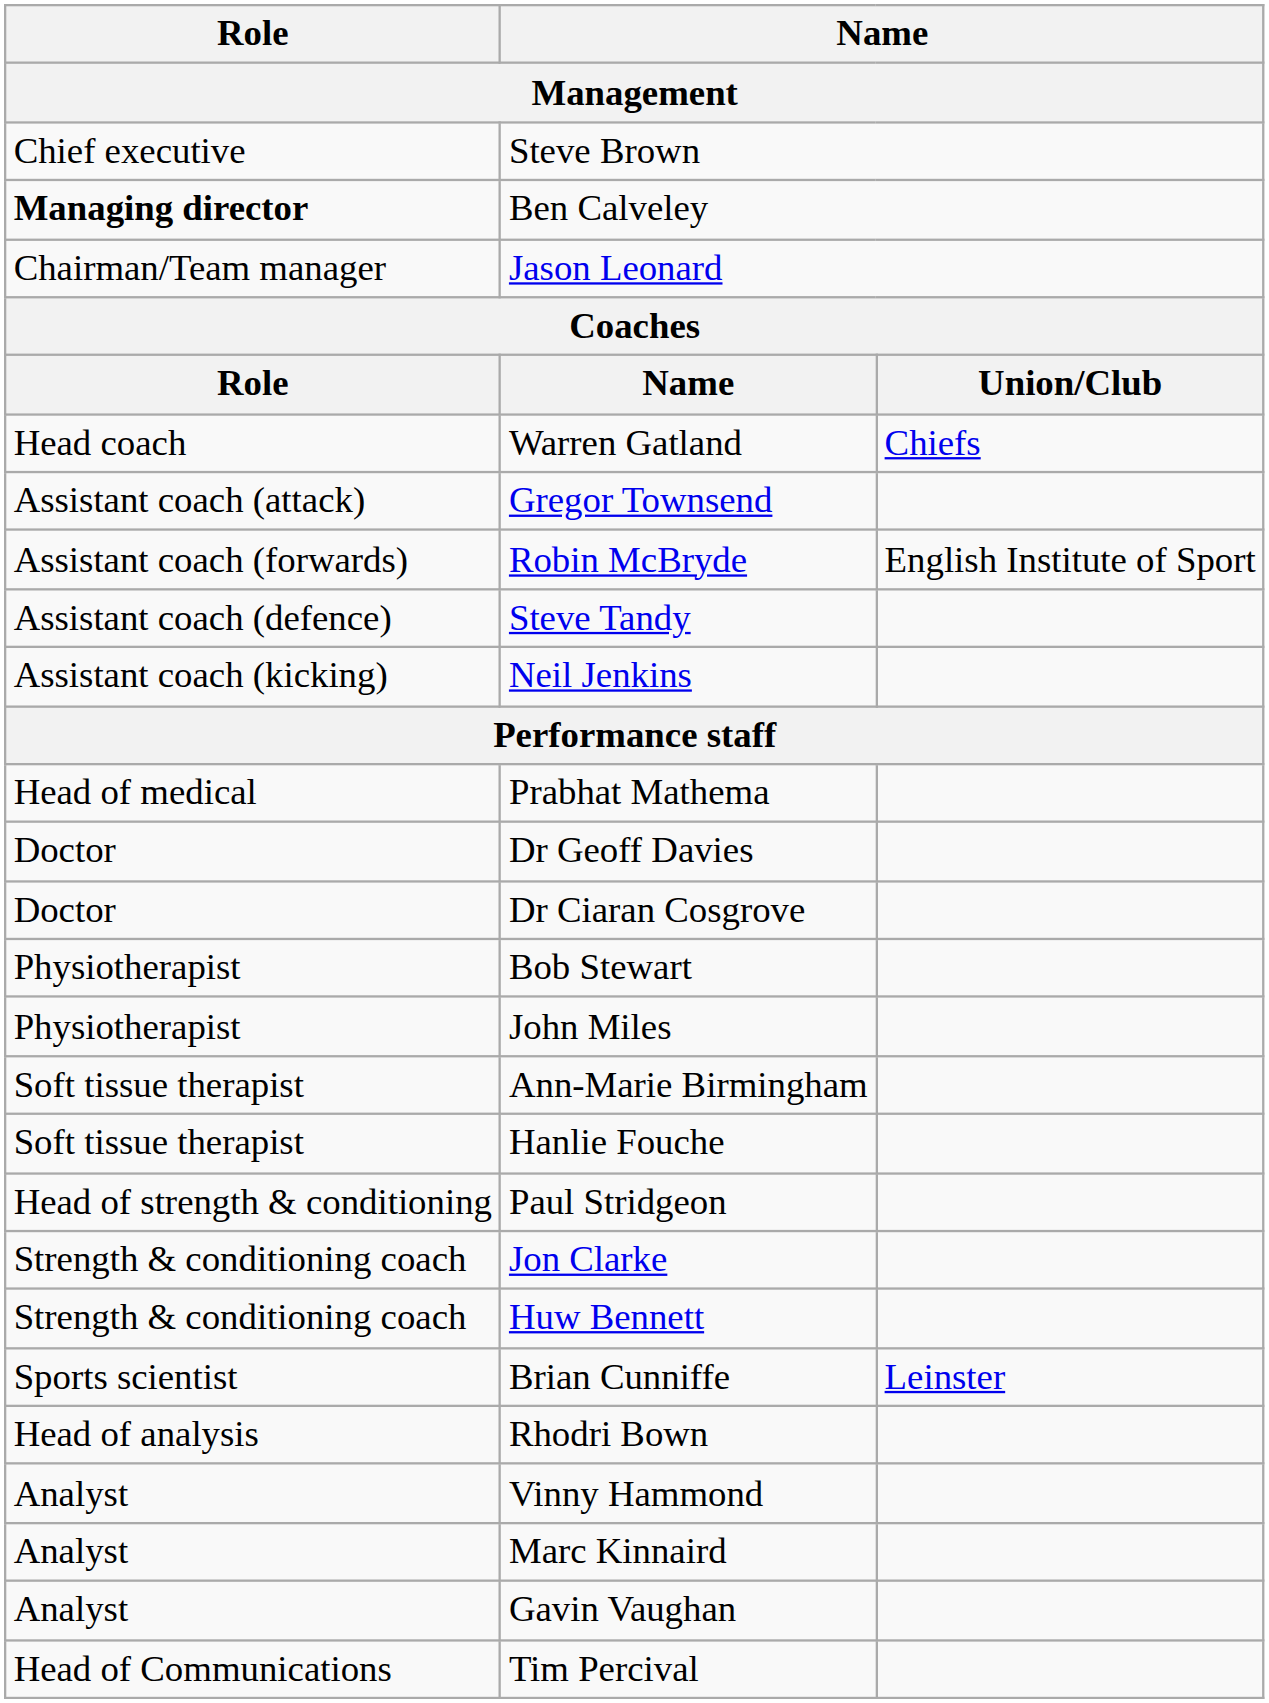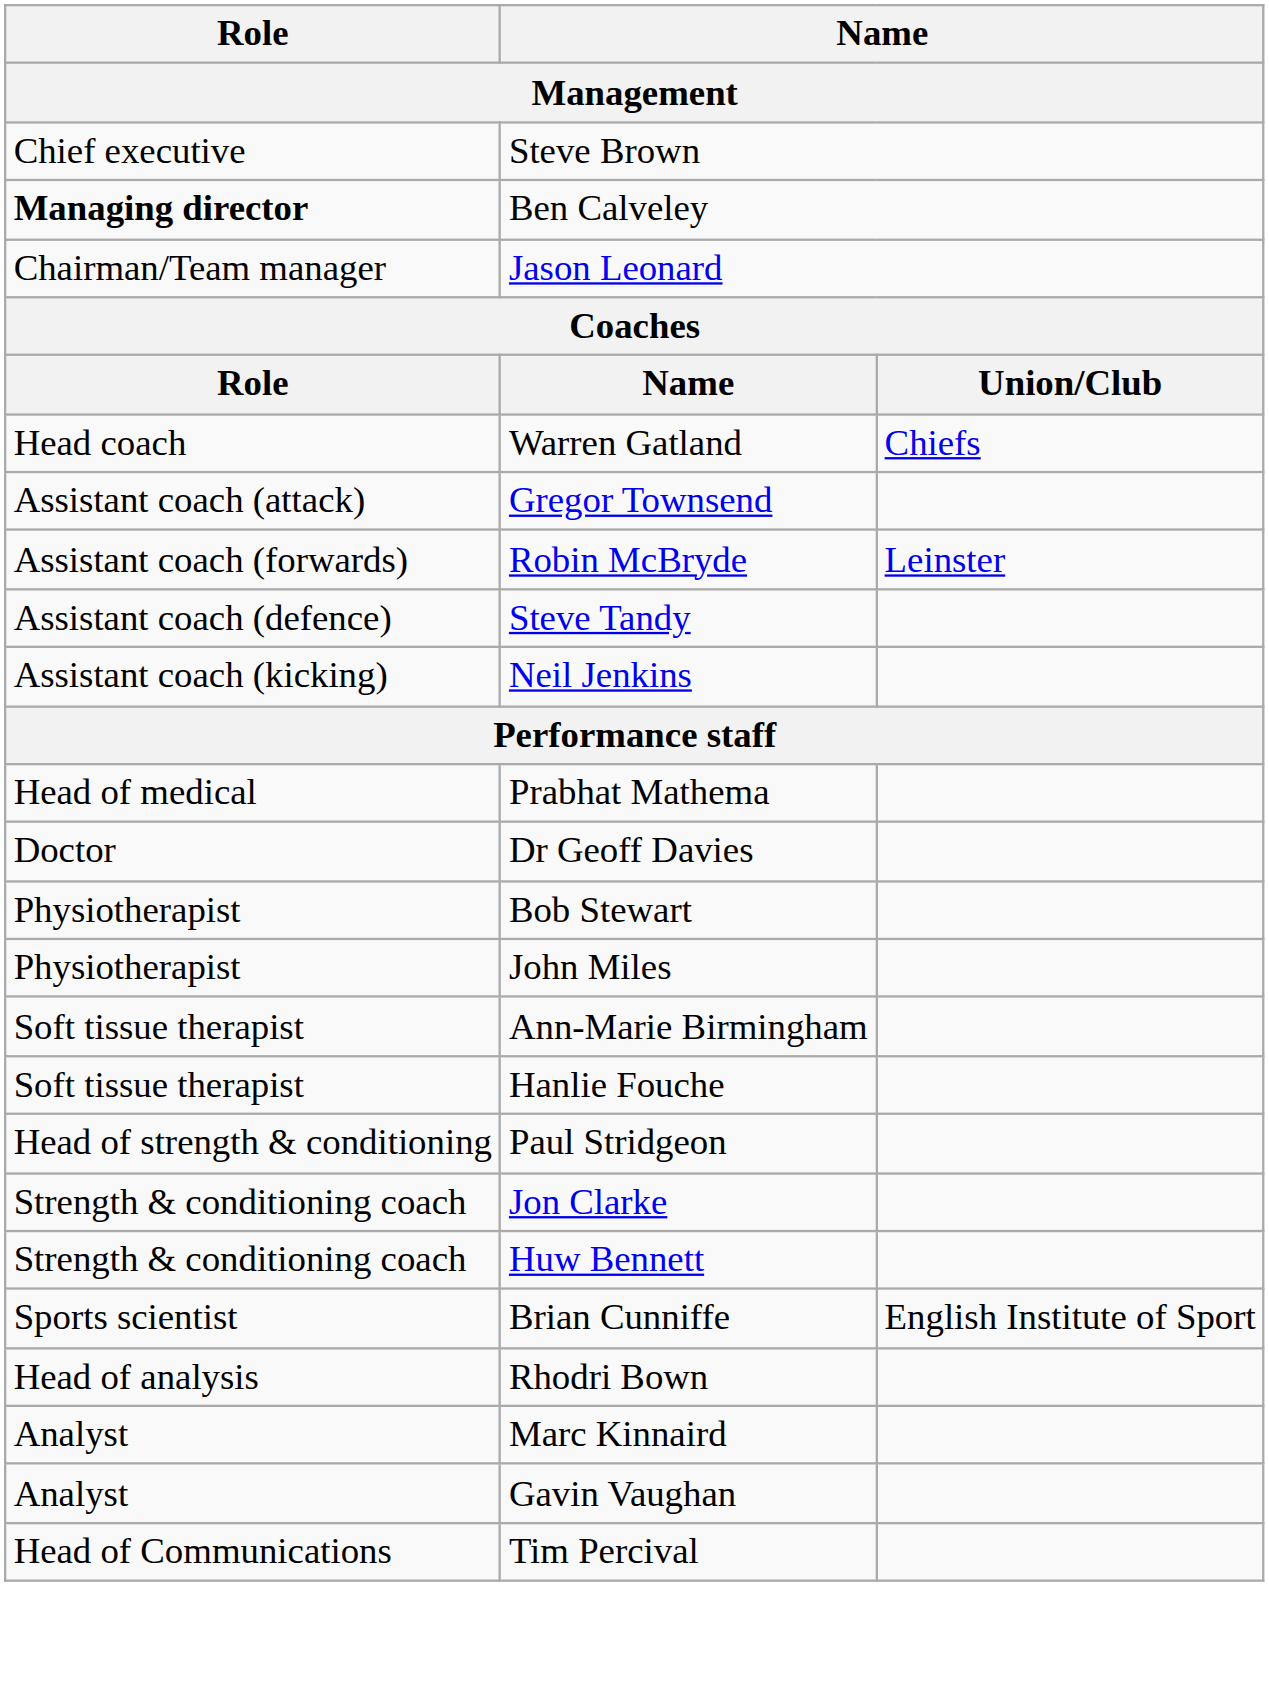(1070, 558) English Institute of Sport -> (945, 558) Leinster
- row: (657, 909)
(945, 1376) Leinster -> (1070, 1317) English Institute of Sport
- row: (636, 1492)
